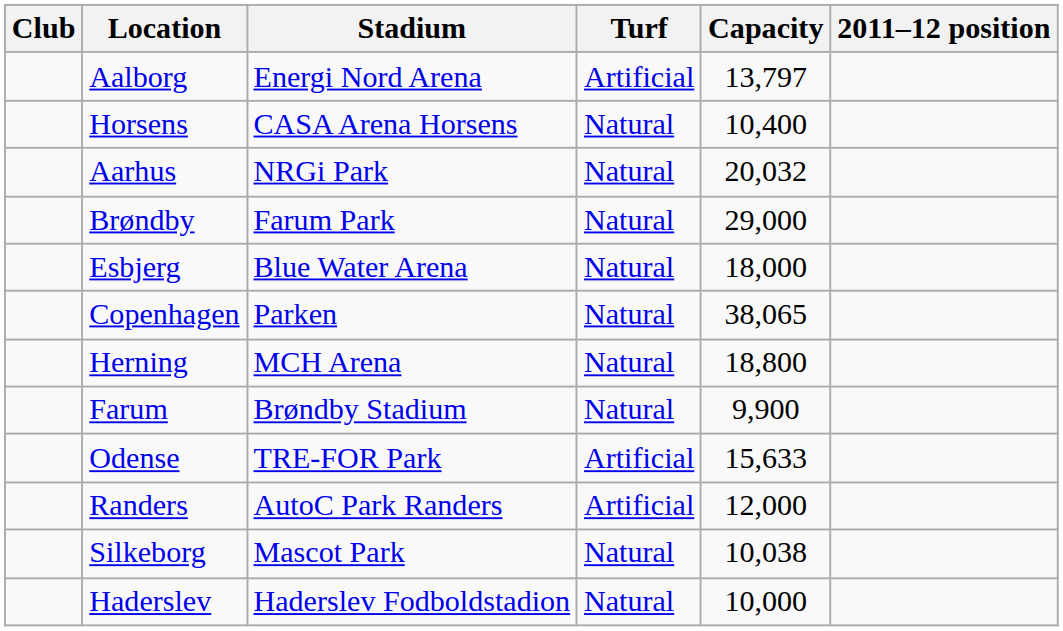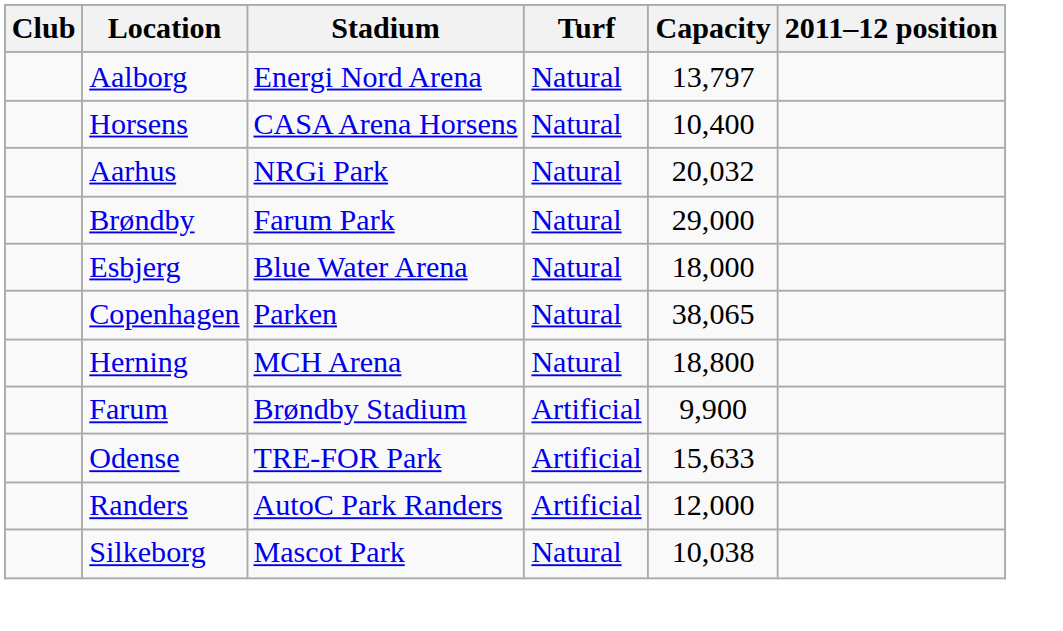(639, 76) Artificial -> (577, 76) Natural
(629, 409) Natural -> (587, 409) Artificial
- row: (150, 600)
